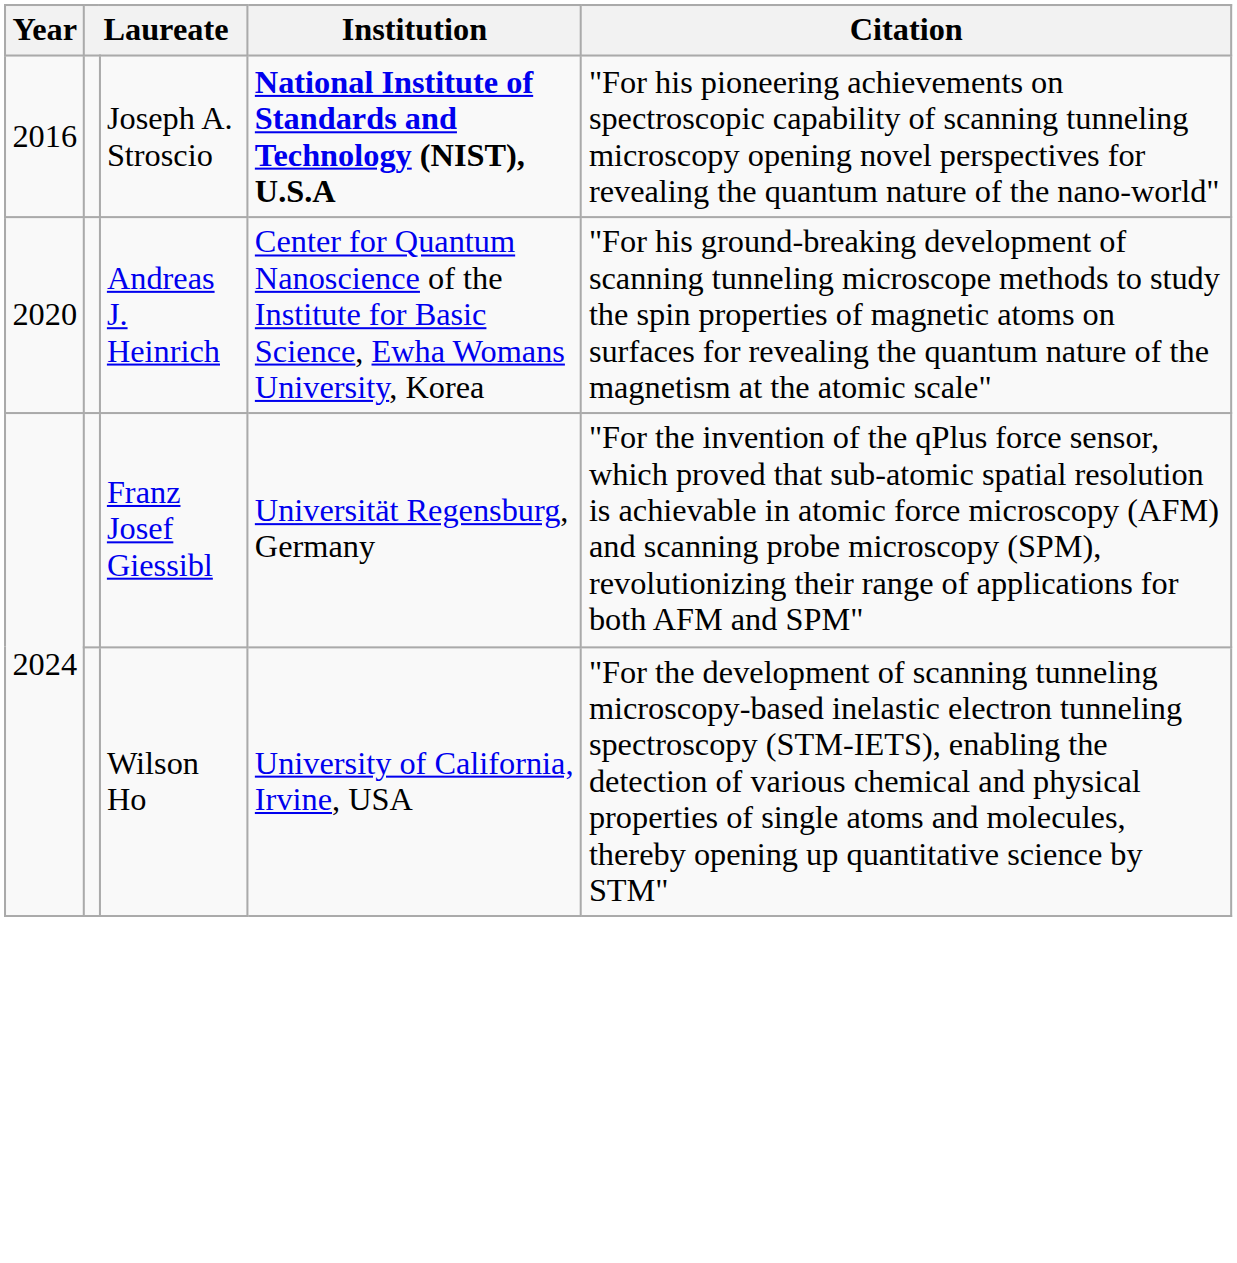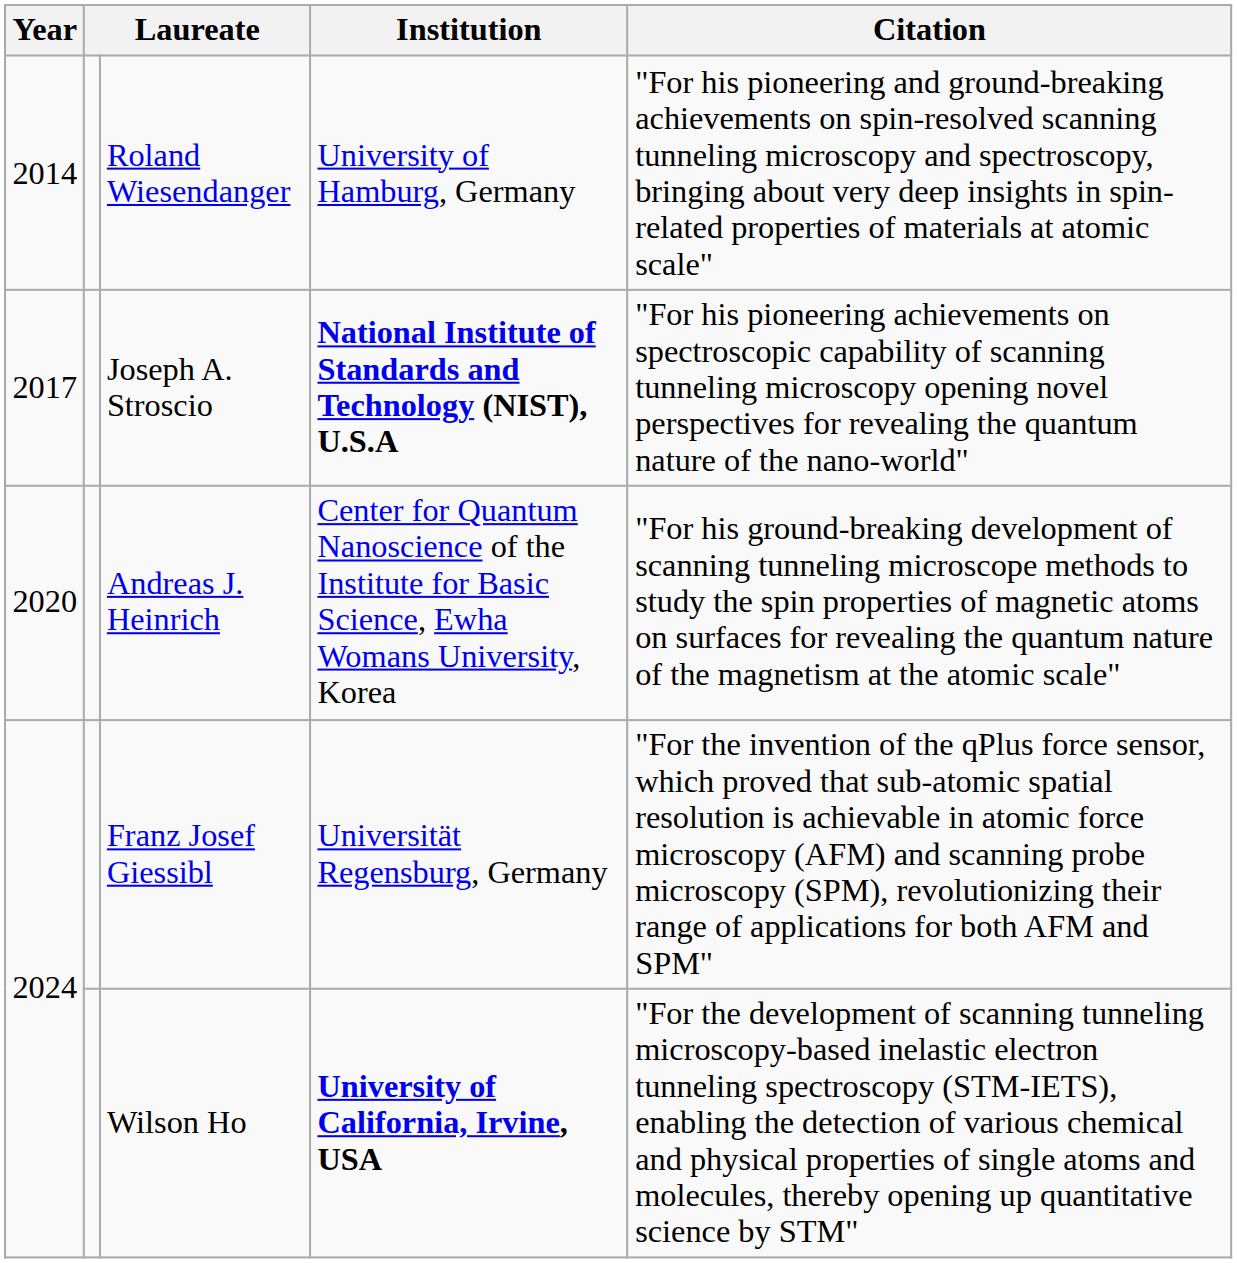+ row: (199, 172)
(45, 135) 2016 -> (45, 387) 2017
(414, 780) normal -> (443, 1122) bold
